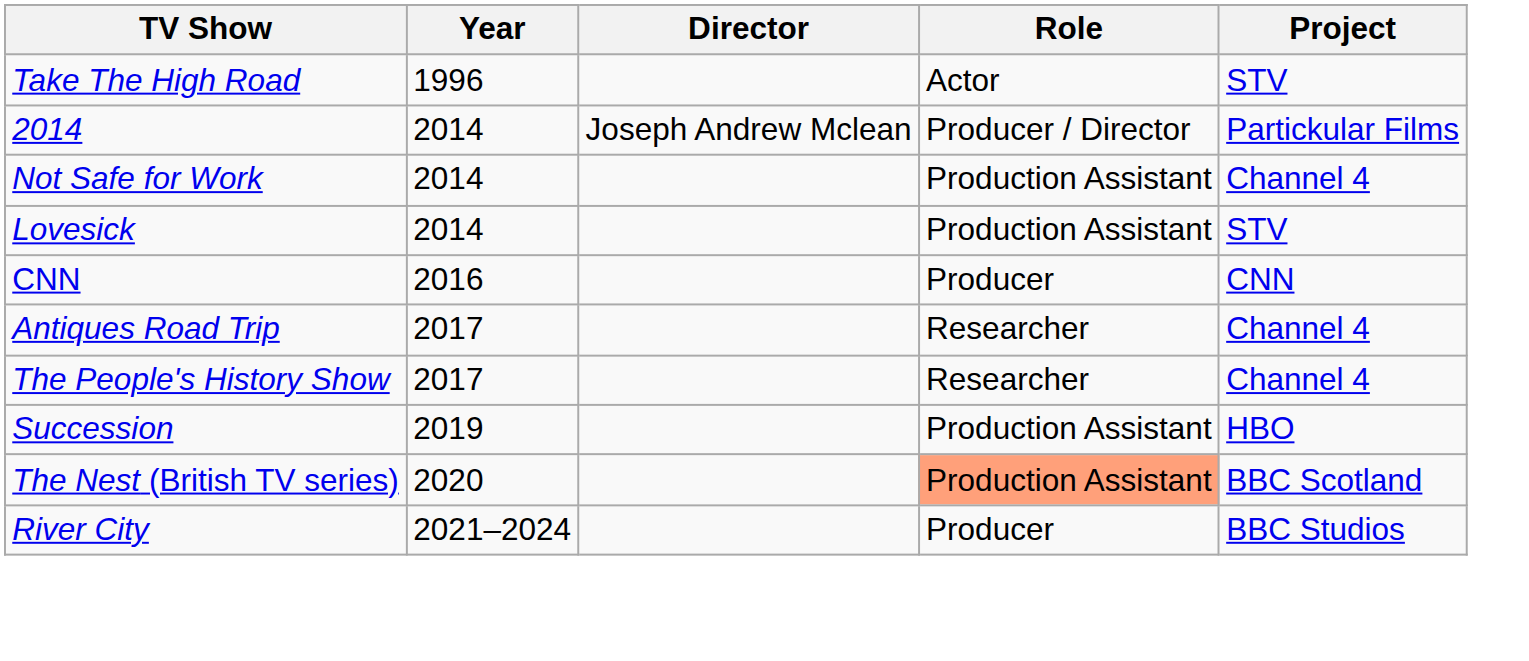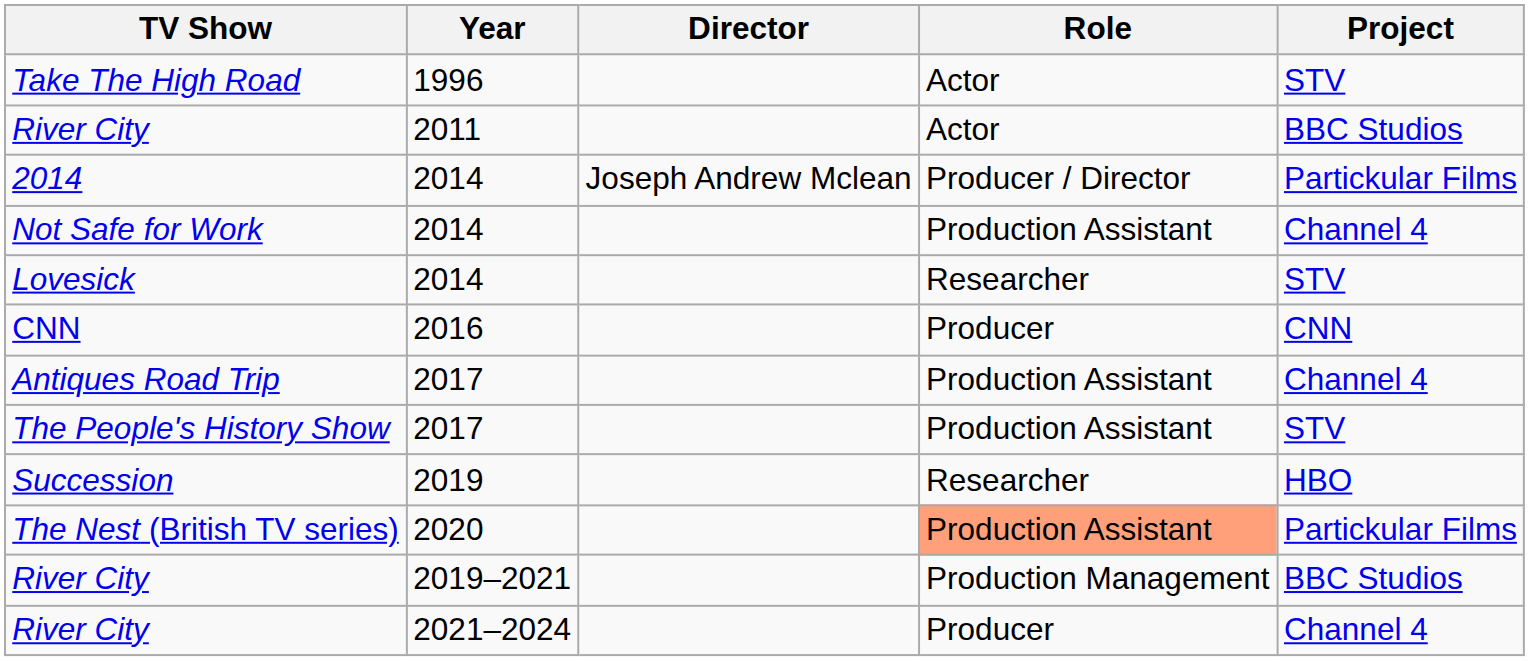+ row: (81, 129)
(1069, 229) Production Assistant -> (1008, 279) Researcher
(1008, 329) Researcher -> (1069, 379) Production Assistant
(1008, 379) Researcher -> (1069, 429) Production Assistant
(1298, 379) Channel 4 -> (1315, 429) STV
(1069, 429) Production Assistant -> (1008, 479) Researcher
(1324, 479) BBC Scotland -> (1400, 529) Partickular Films
+ row: (81, 579)
(1316, 529) BBC Studios -> (1356, 629) Channel 4
